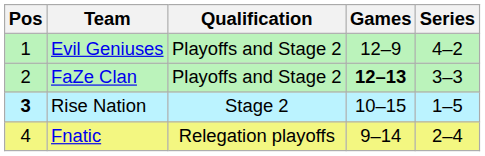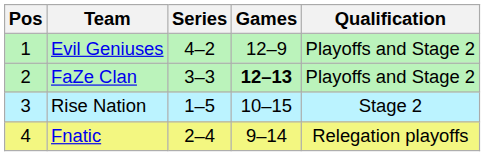columns swapped: (447, 19) <-> (257, 19)
(26, 106) bold -> (26, 106) normal
